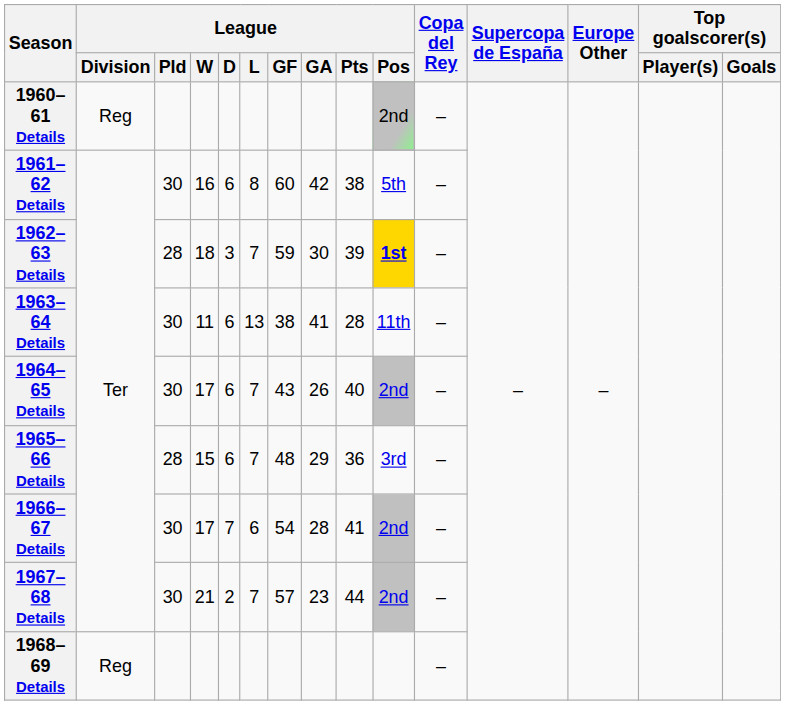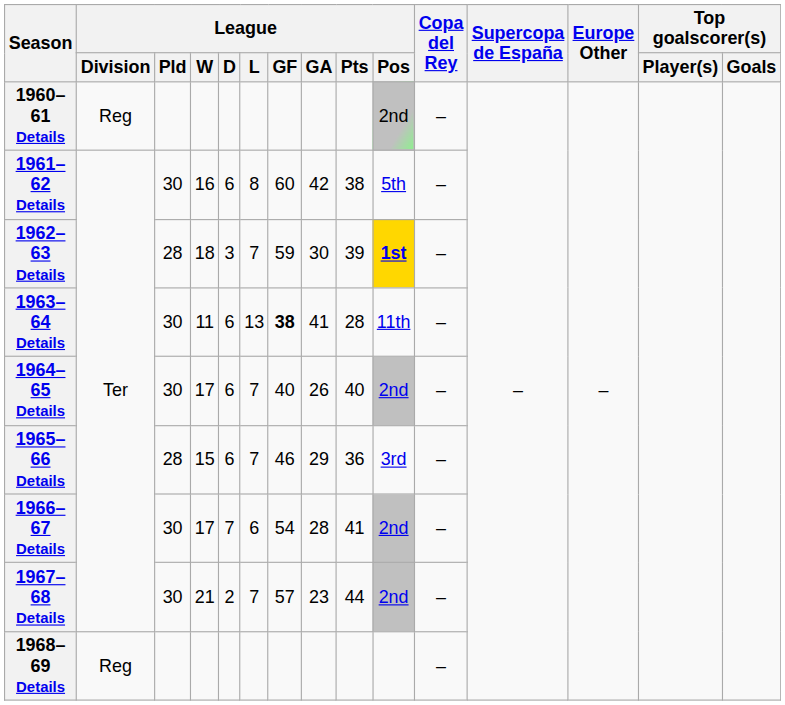(285, 322) normal -> (285, 322) bold
(285, 390) 43 -> (285, 390) 40
(285, 459) 48 -> (285, 459) 46
